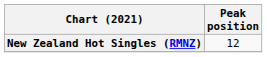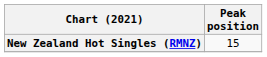(233, 43) 12 -> (233, 43) 15
